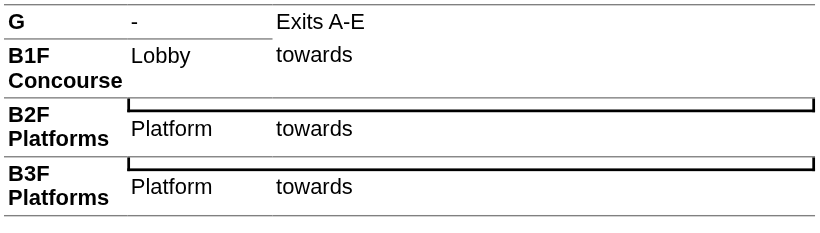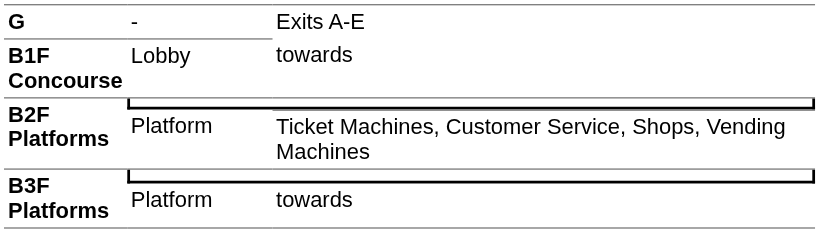(314, 129) towards -> (531, 139) Ticket Machines, Customer Service, Shops, Vending Machines
